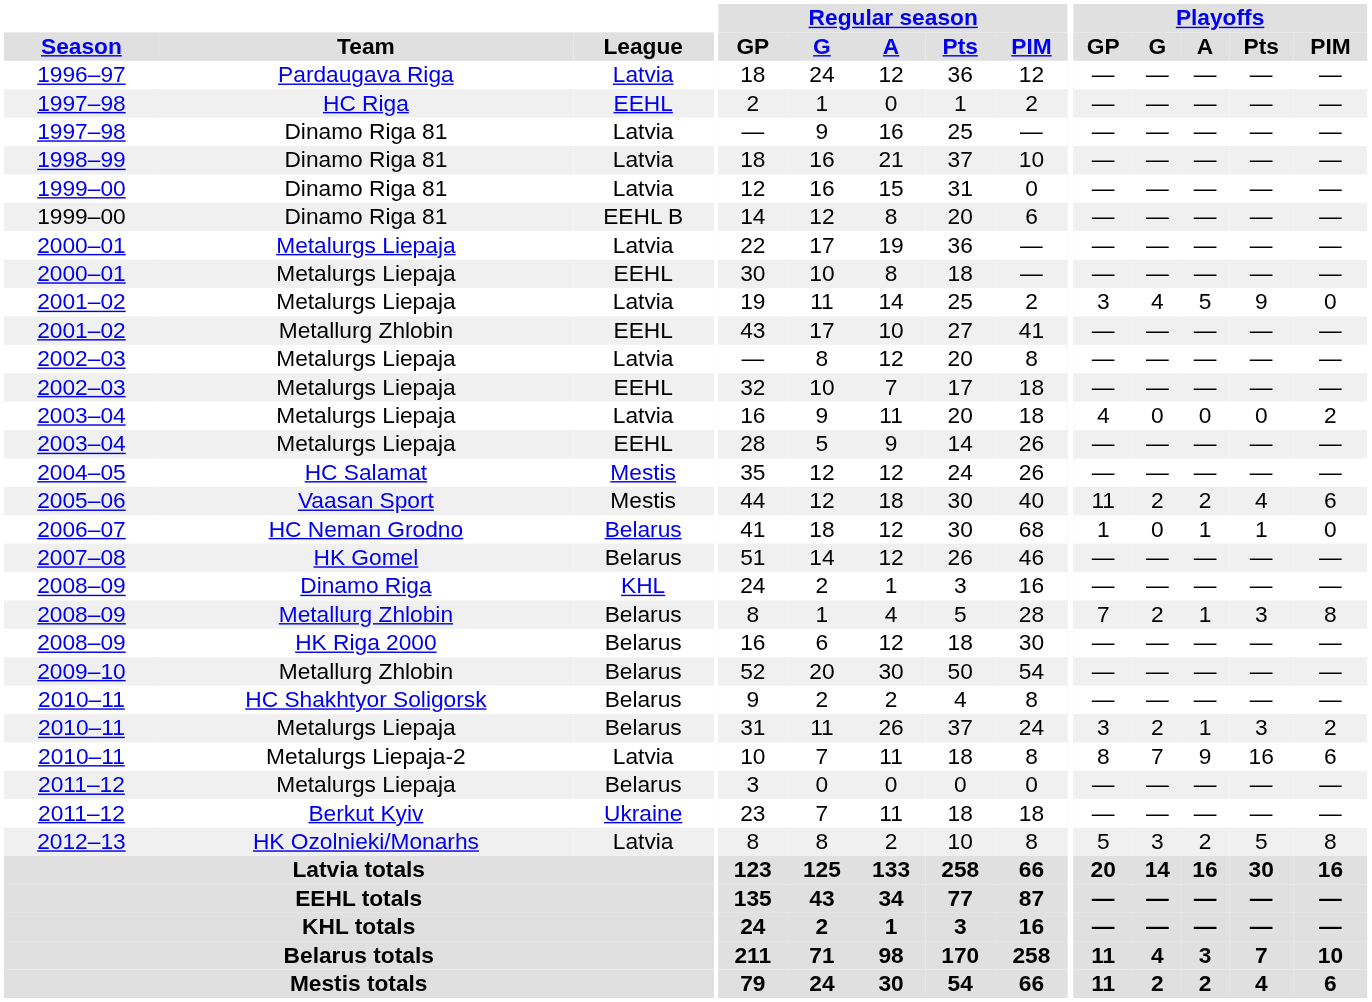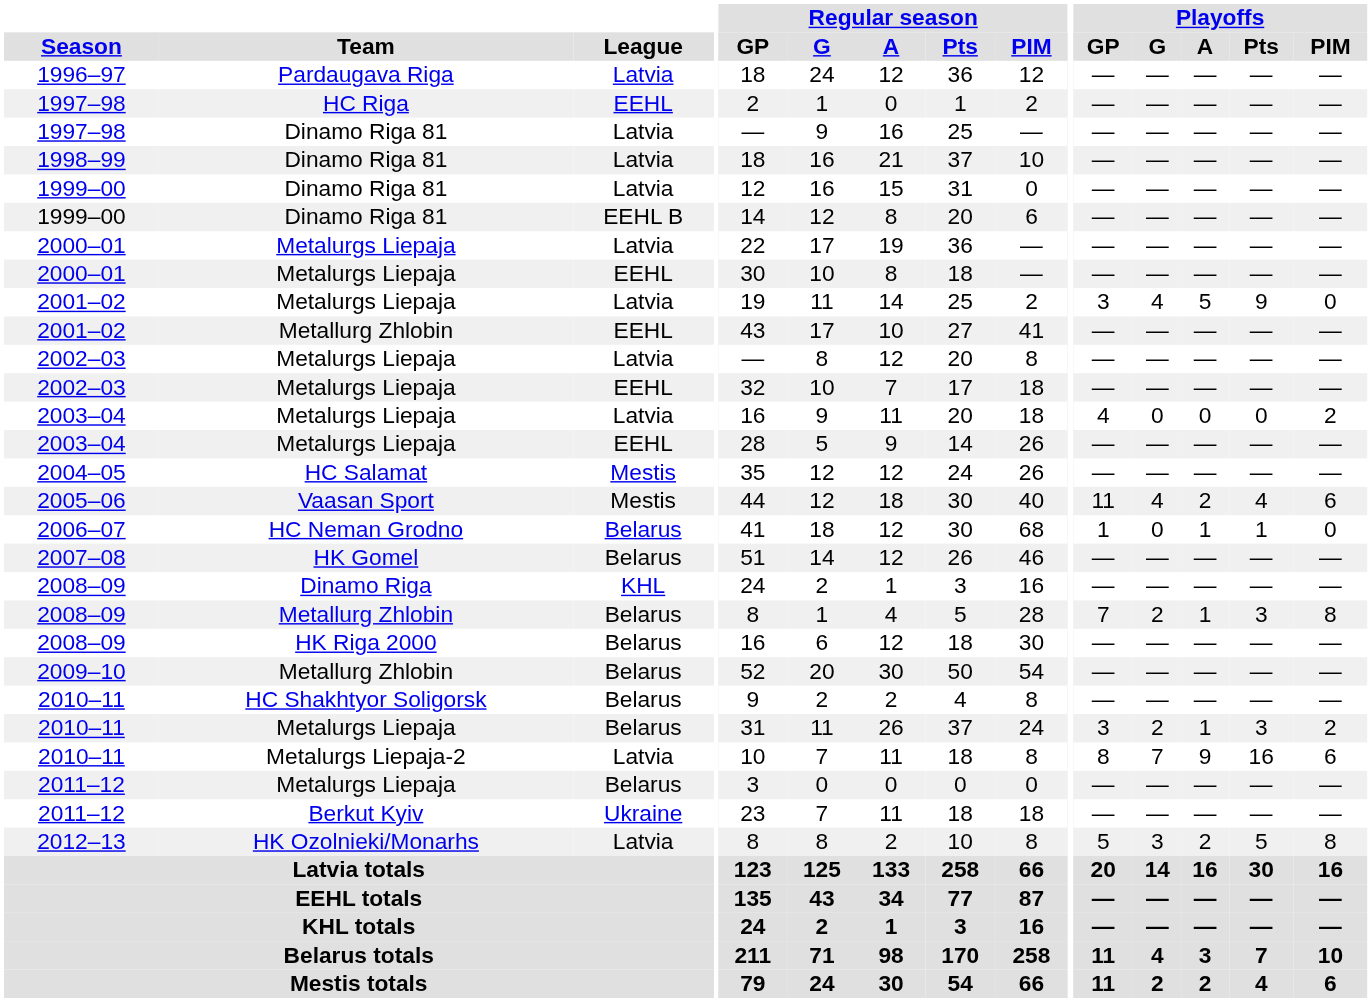(1157, 500) 2 -> (1157, 500) 4
